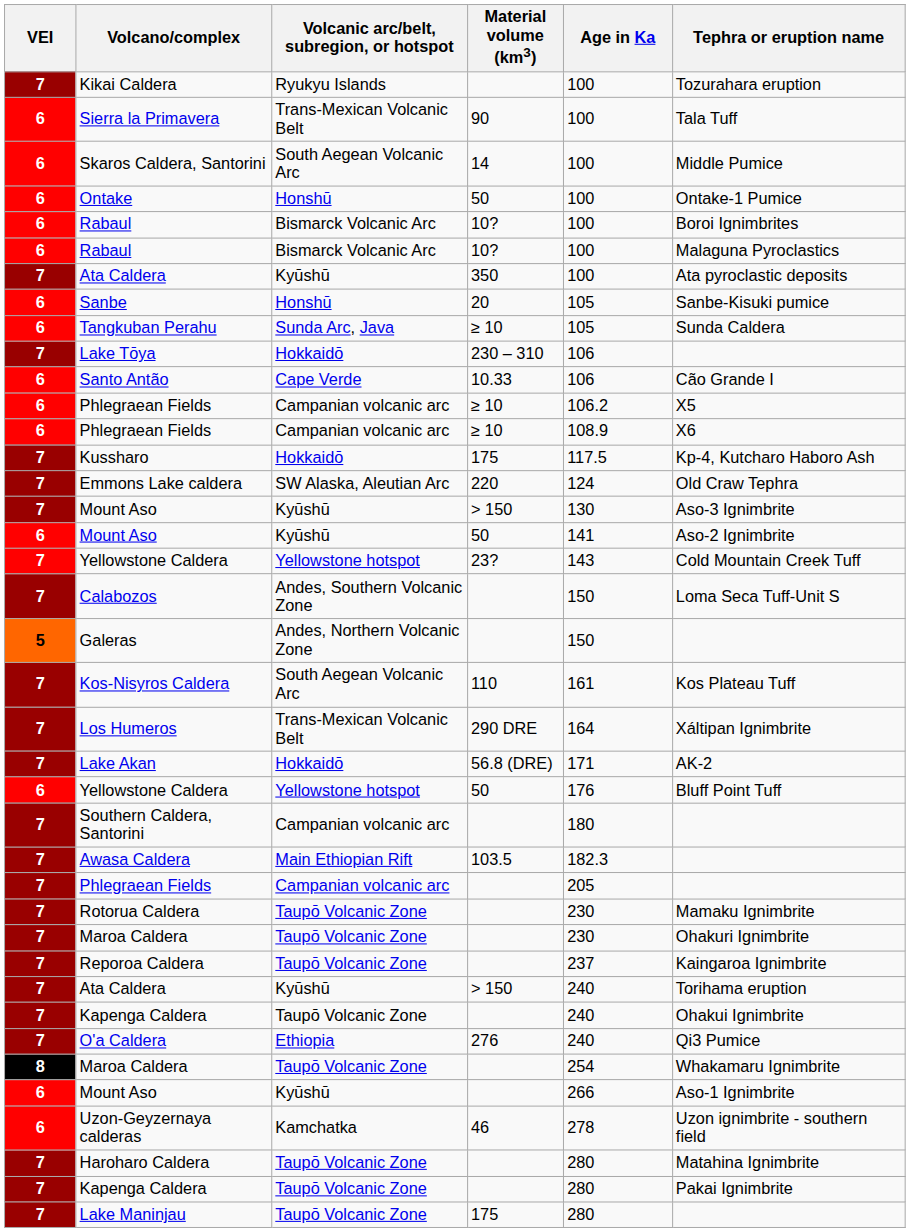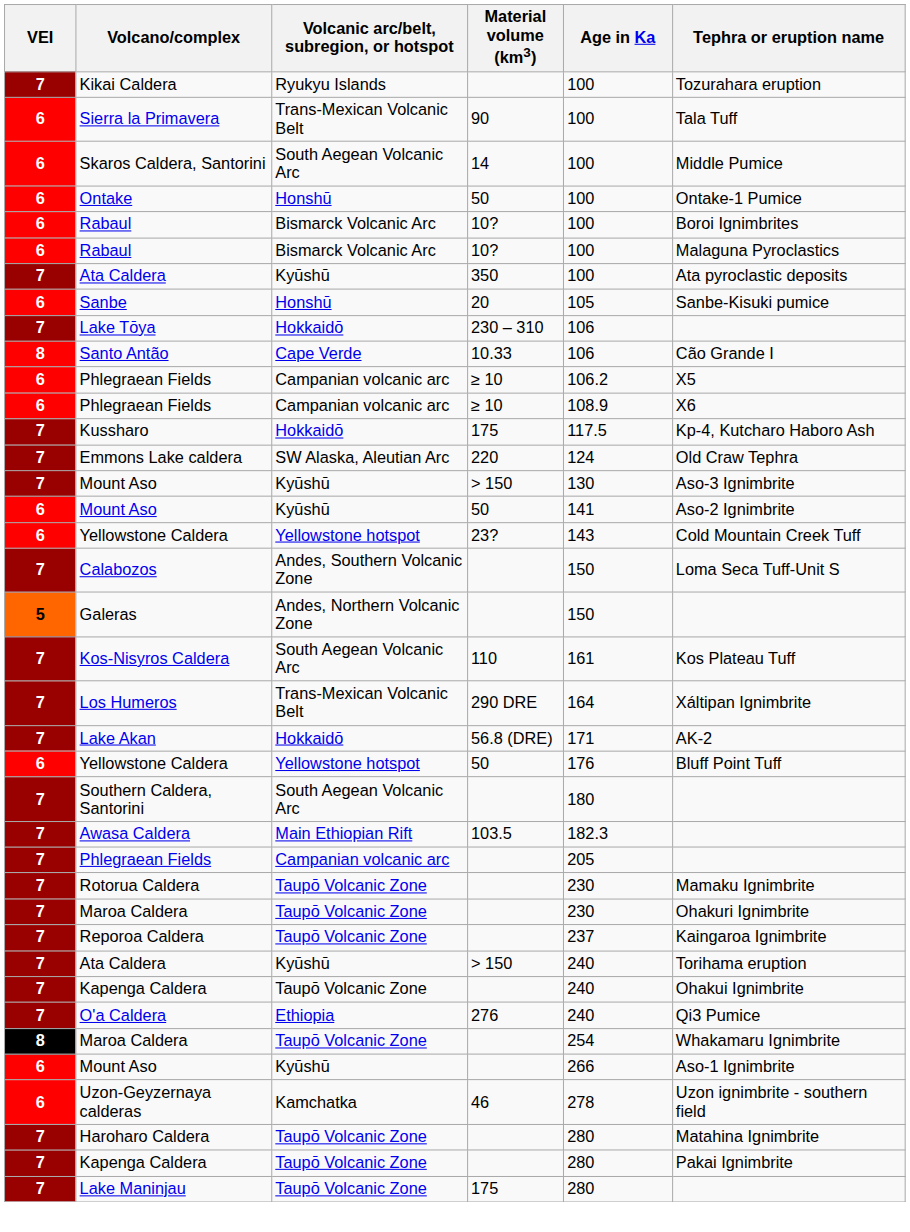- row: (148, 328)
(40, 380) 6 -> (40, 354) 8
(40, 561) 7 -> (40, 535) 6
(362, 824) Campanian volcanic arc -> (359, 799) South Aegean Volcanic Arc
